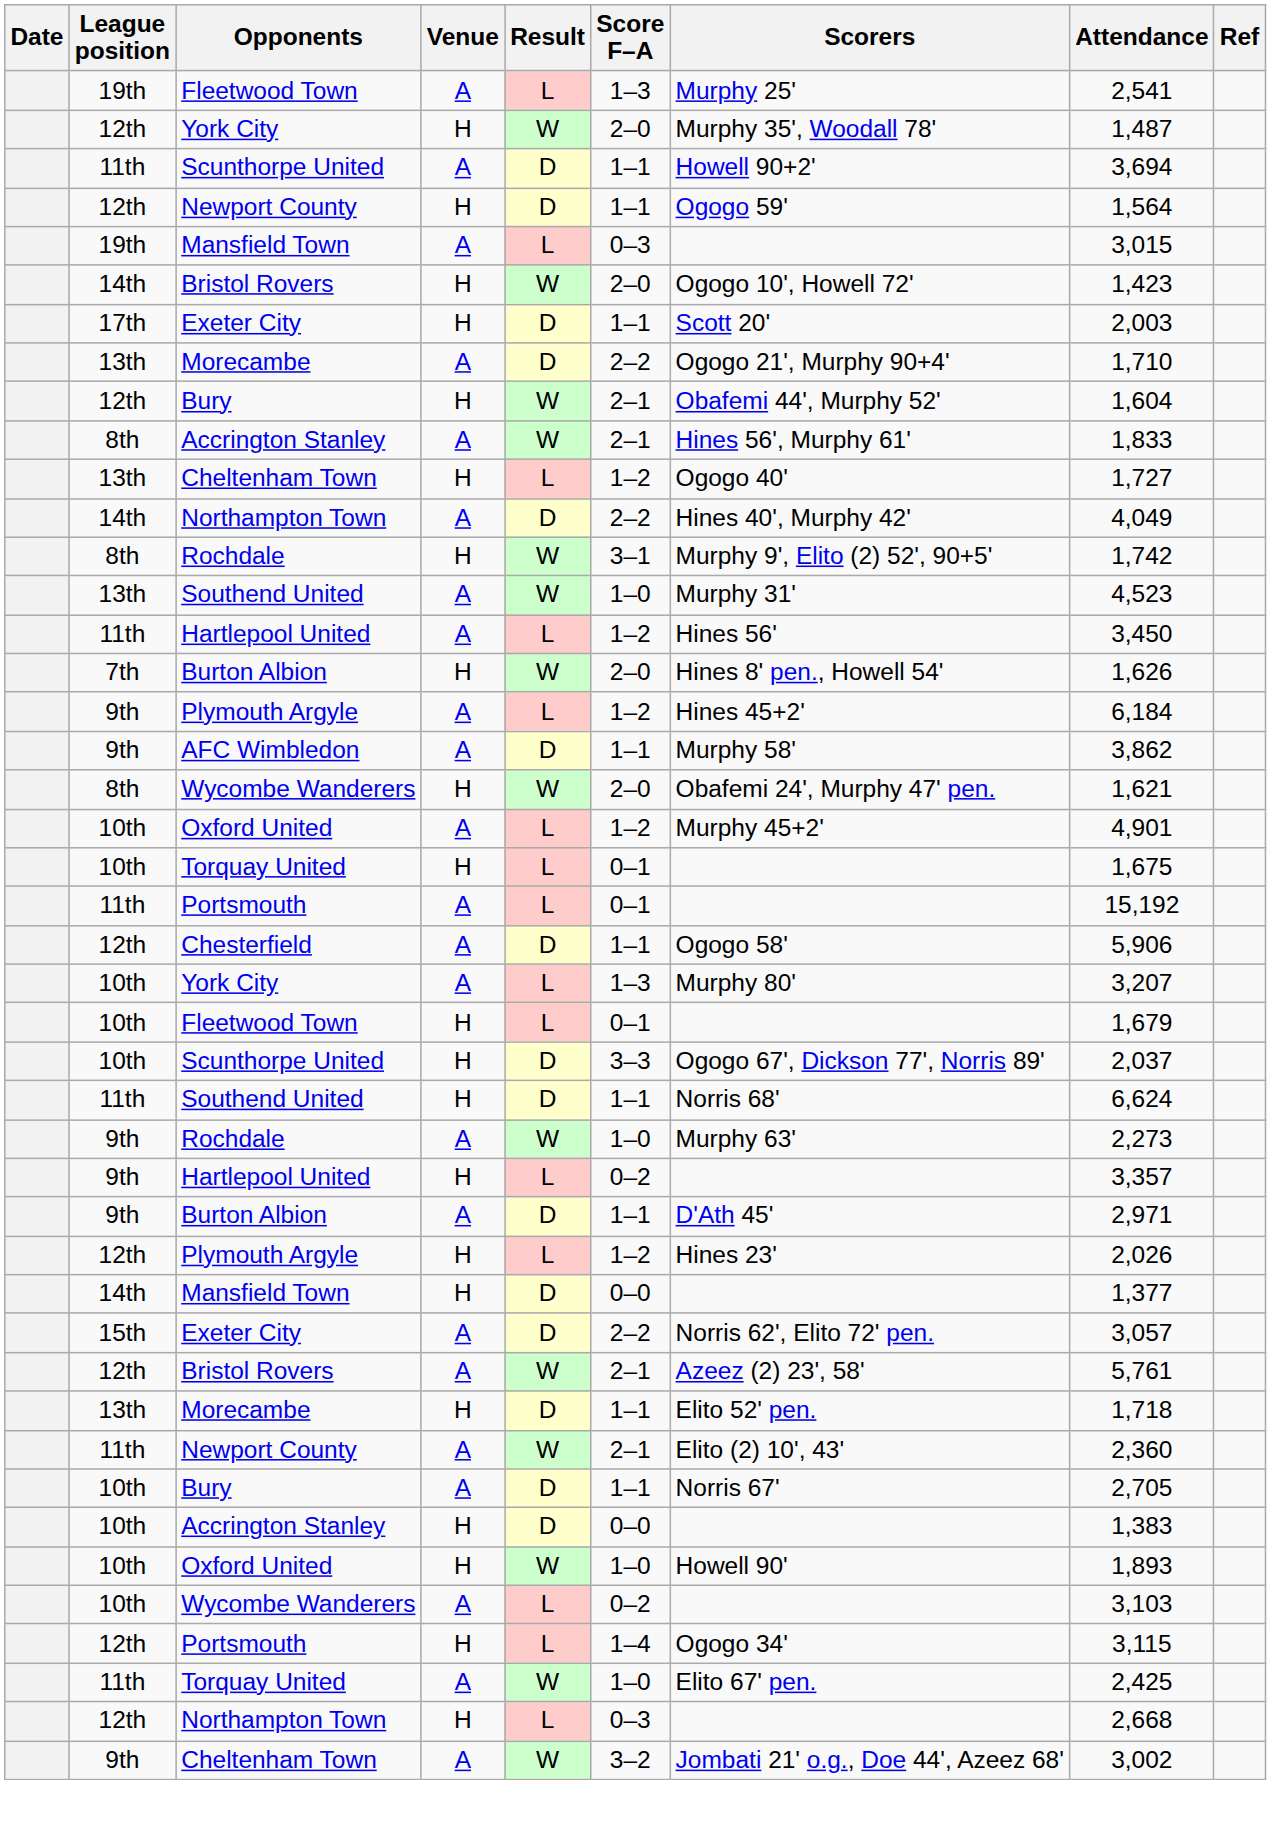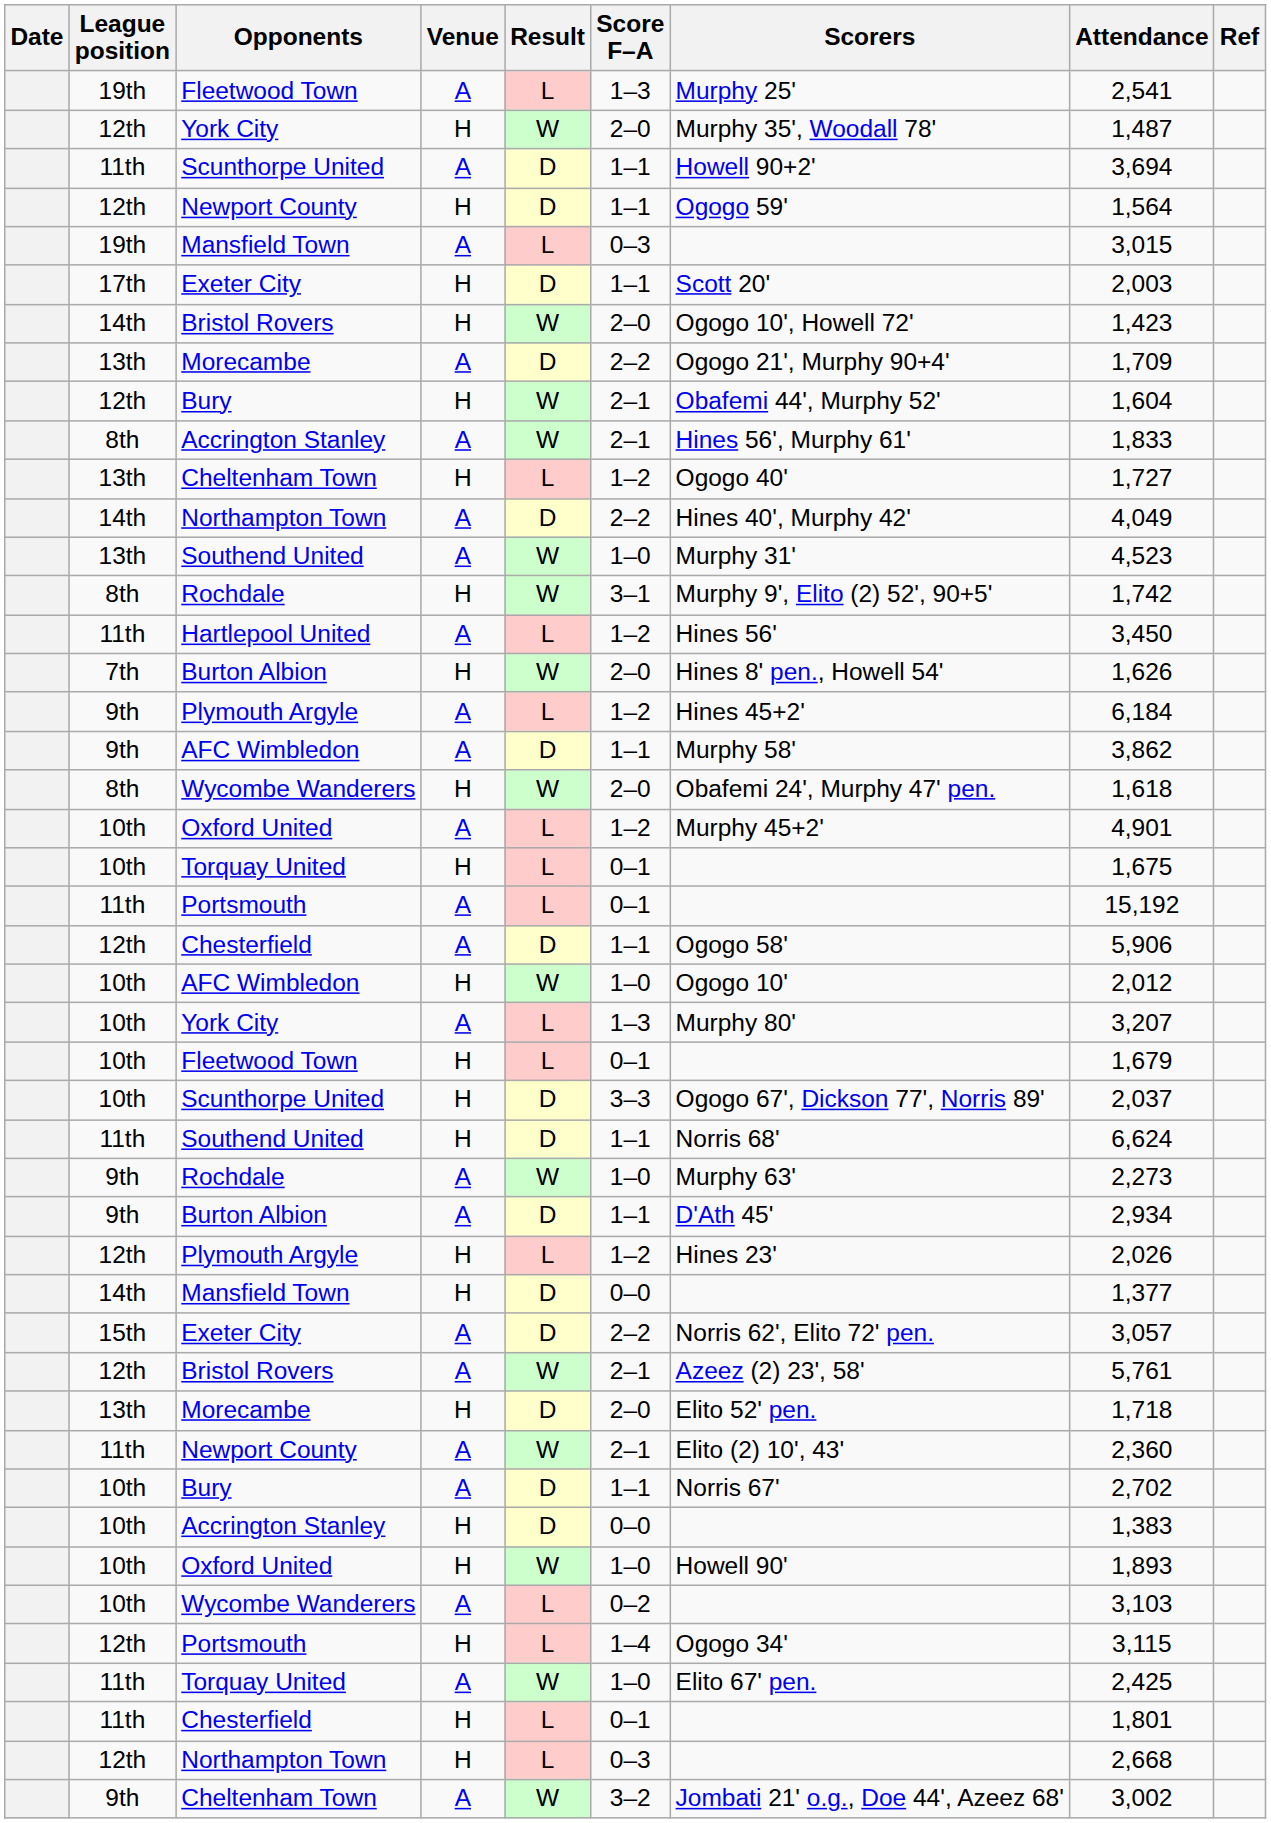rows swapped: (241, 323) <-> (257, 284)
(1142, 362) 1,710 -> (1142, 362) 1,709
rows swapped: (272, 594) <-> (233, 556)
(1142, 789) 1,621 -> (1142, 789) 1,618
+ row: (270, 983)
- row: (276, 1177)
(1142, 1216) 2,971 -> (1142, 1216) 2,934
(630, 1410) 1–1 -> (630, 1410) 2–0
(1142, 1487) 2,705 -> (1142, 1487) 2,702
+ row: (247, 1720)
